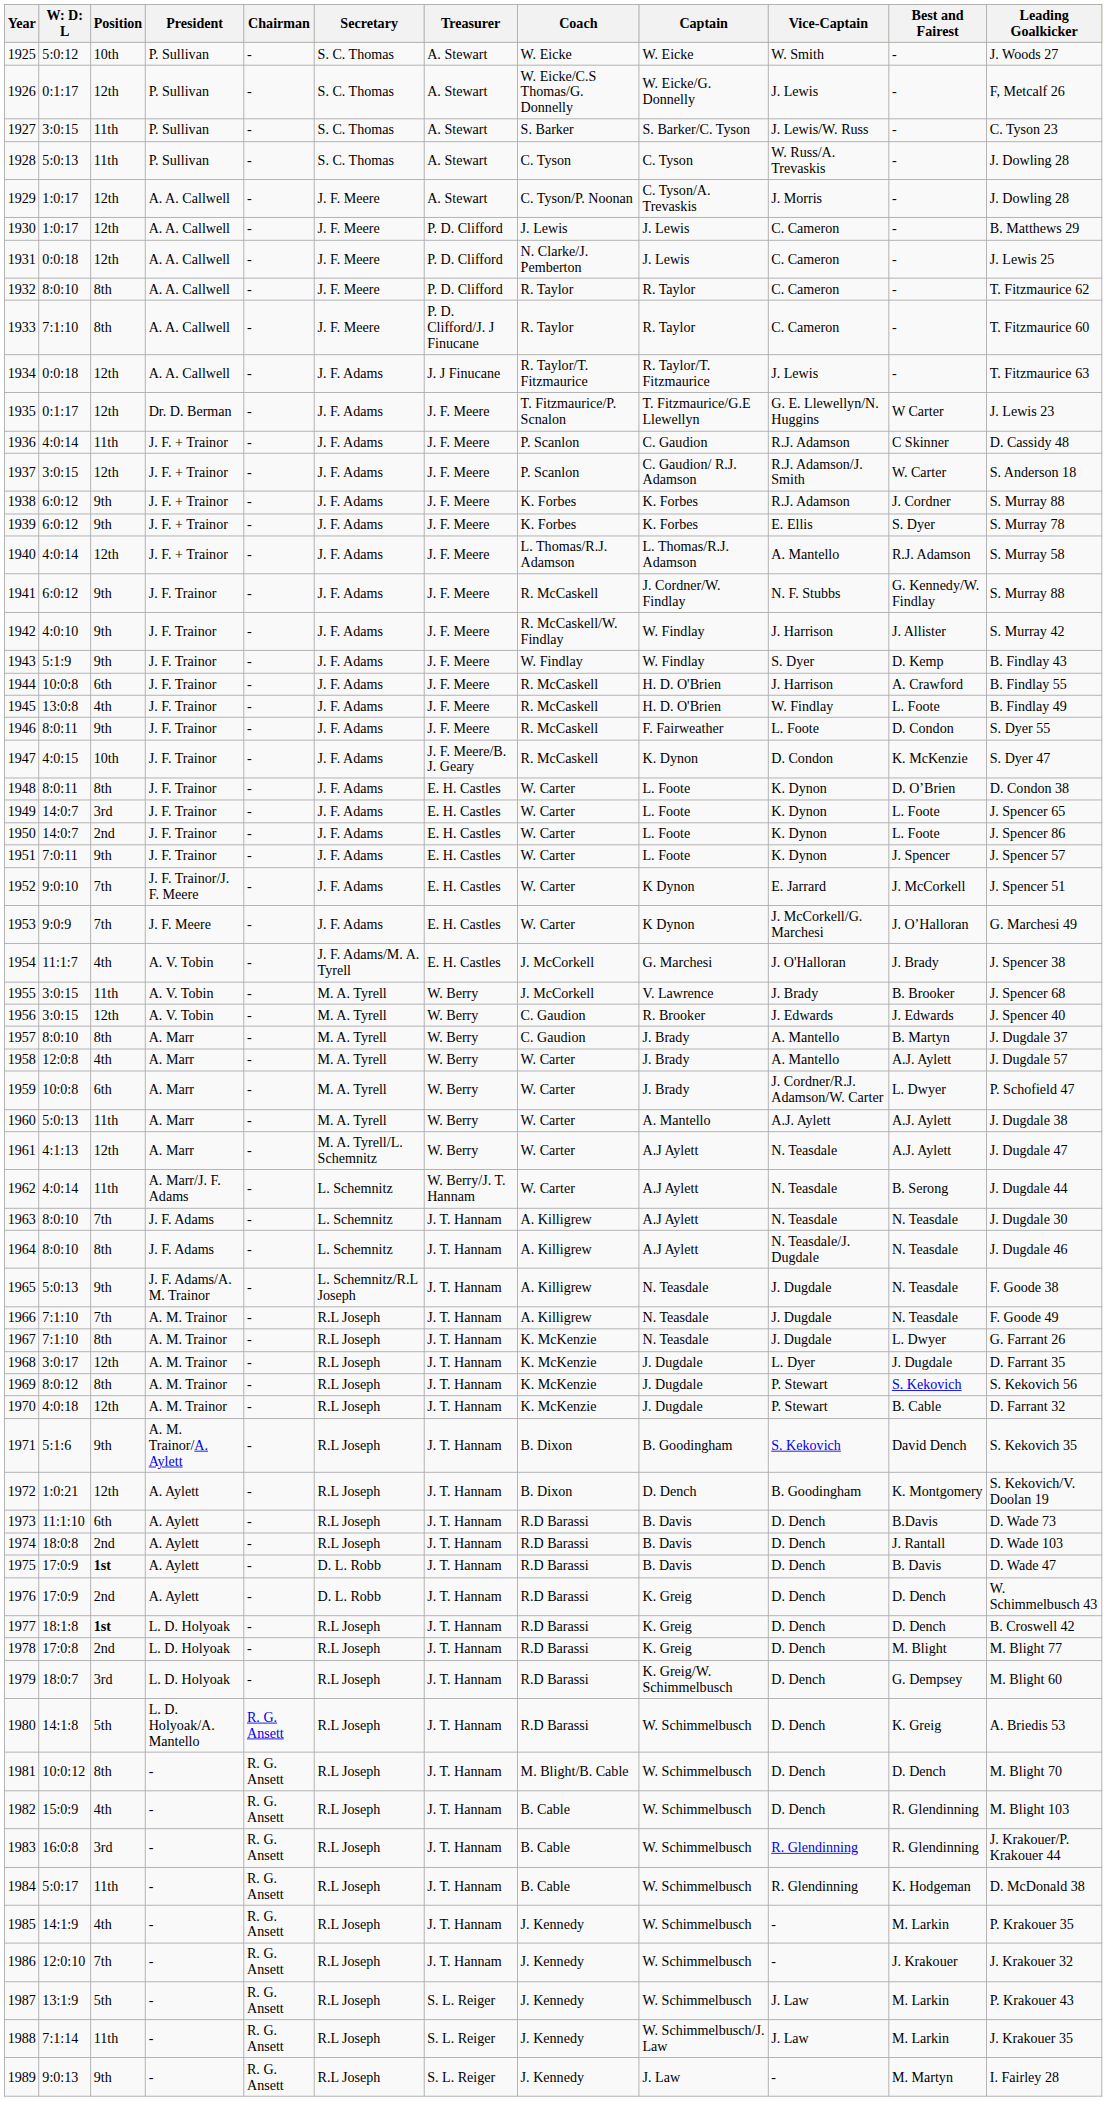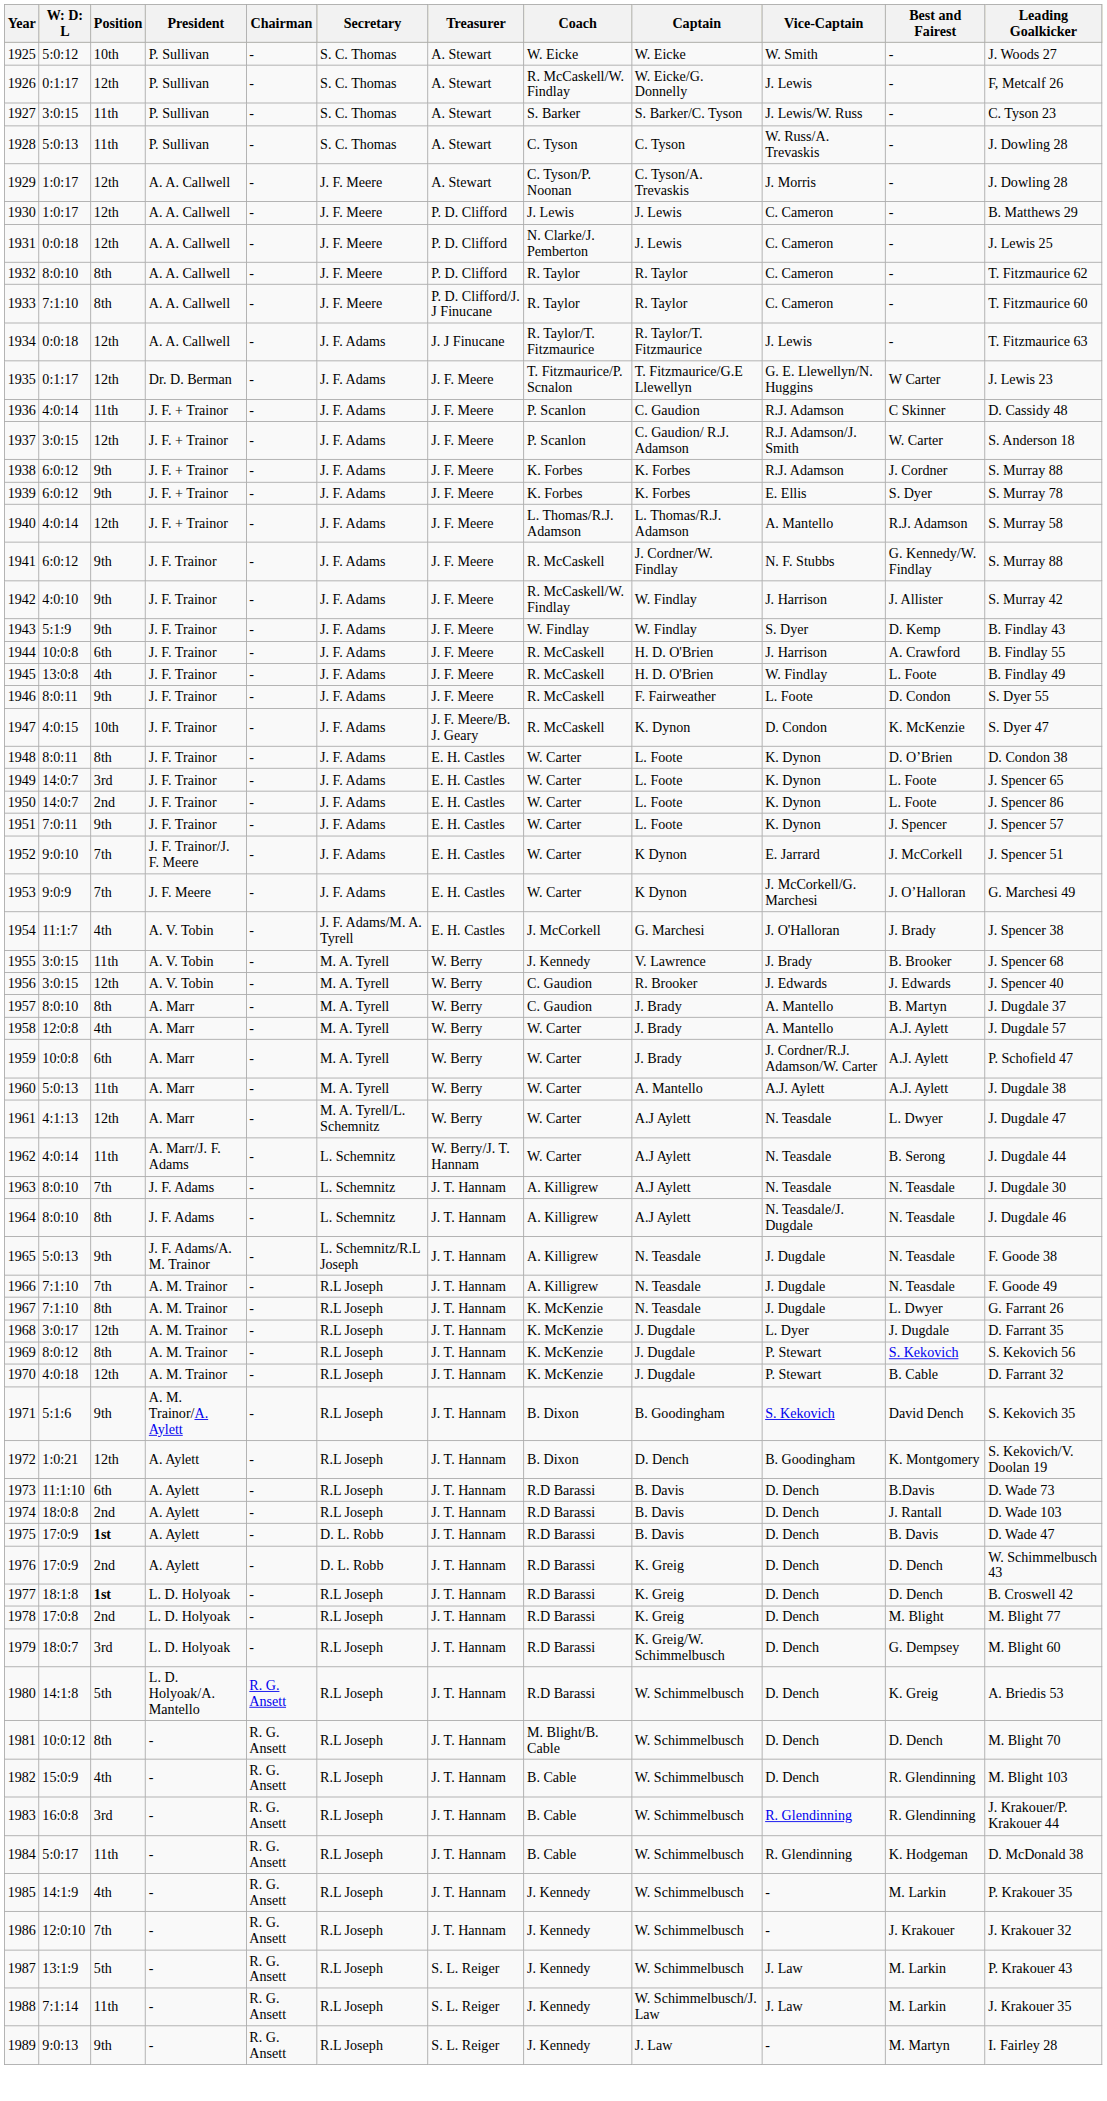(558, 92) W. Eicke/C.S Thomas/G. Donnelly -> (575, 84) R. McCaskell/W. Findlay
(557, 993) J. McCorkell -> (559, 961) J. Kennedy
(919, 1090) L. Dwyer -> (918, 1058) A.J. Aylett
(922, 1150) A.J. Aylett -> (916, 1119) L. Dwyer
